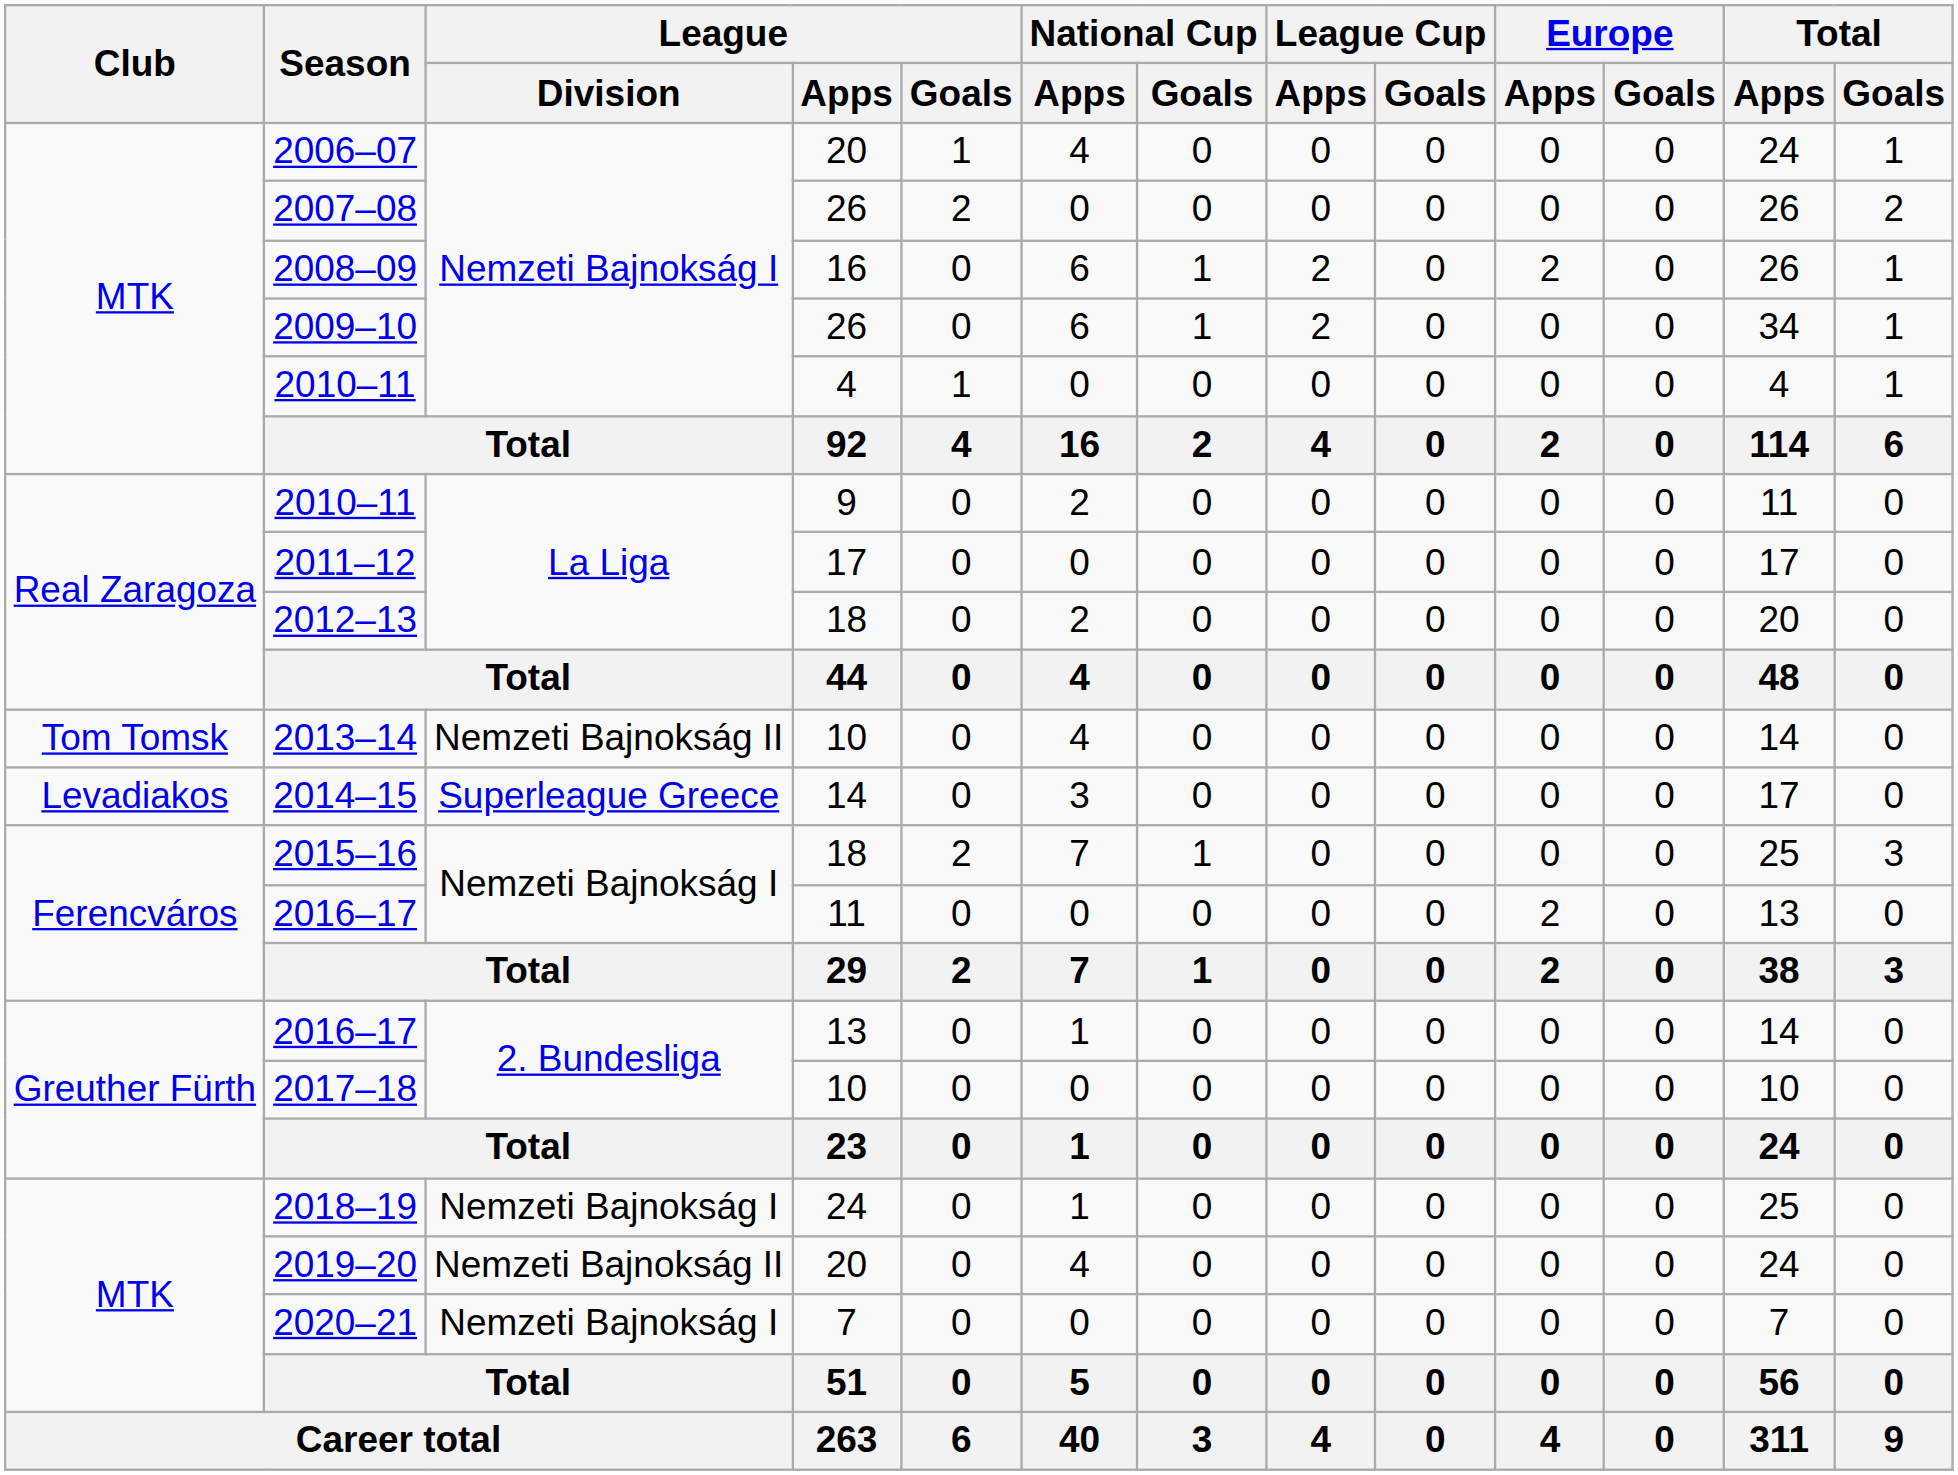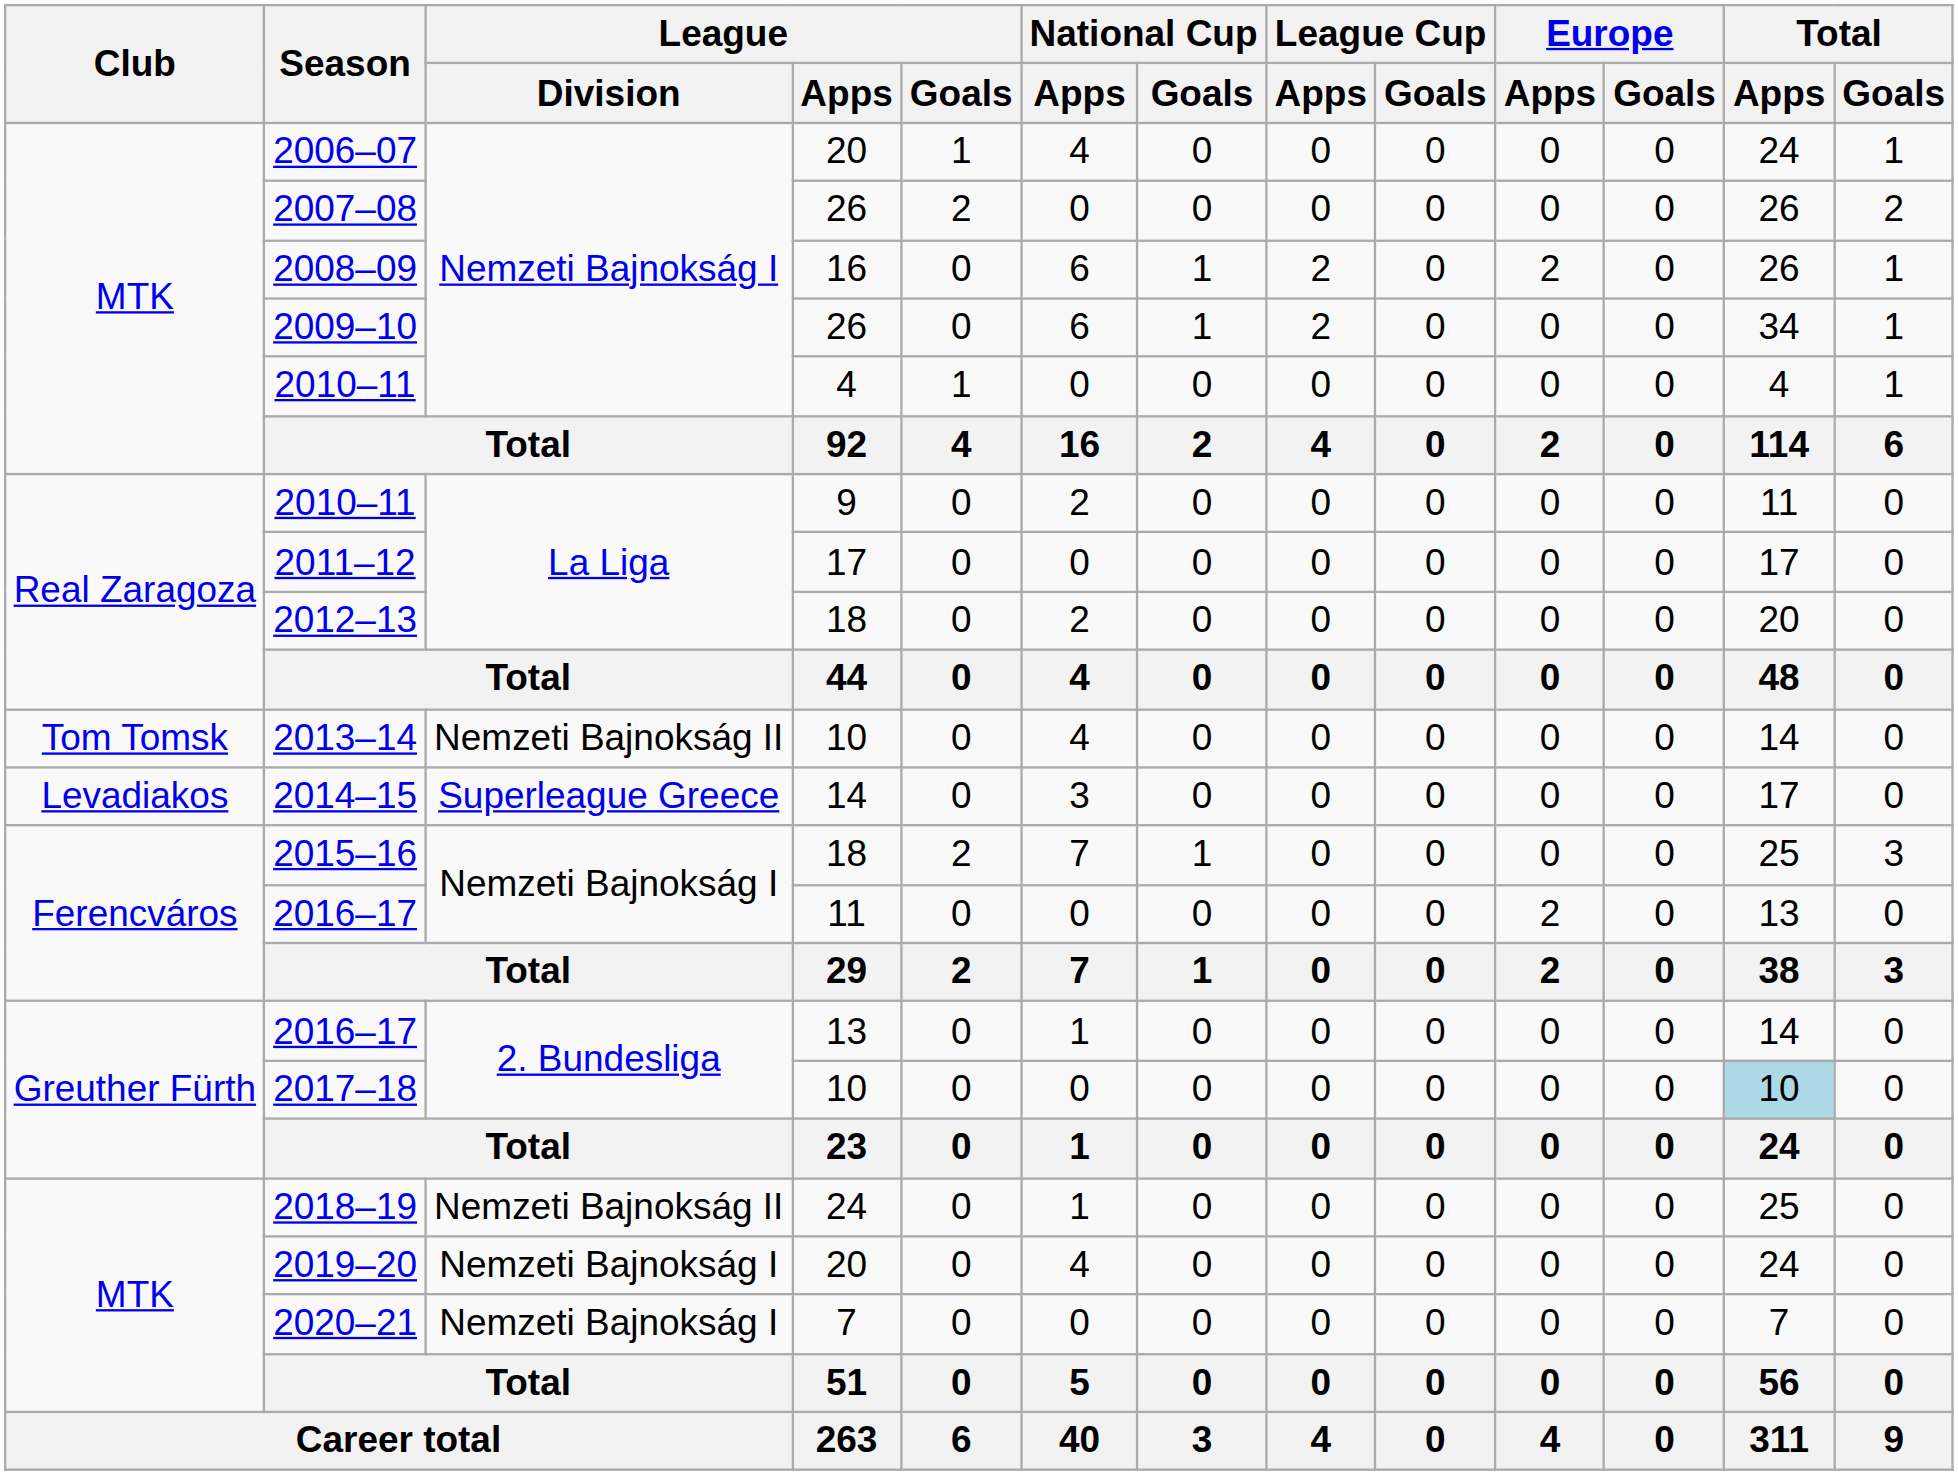(1779, 1088) no background -> (1779, 1088) lightblue background
(609, 1206) Nemzeti Bajnokság I -> (609, 1206) Nemzeti Bajnokság II
(609, 1264) Nemzeti Bajnokság II -> (609, 1264) Nemzeti Bajnokság I
